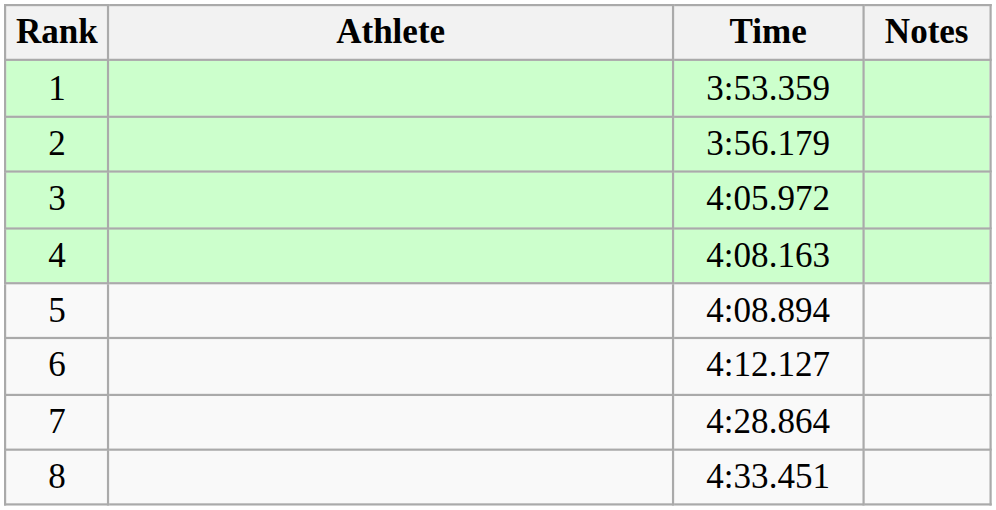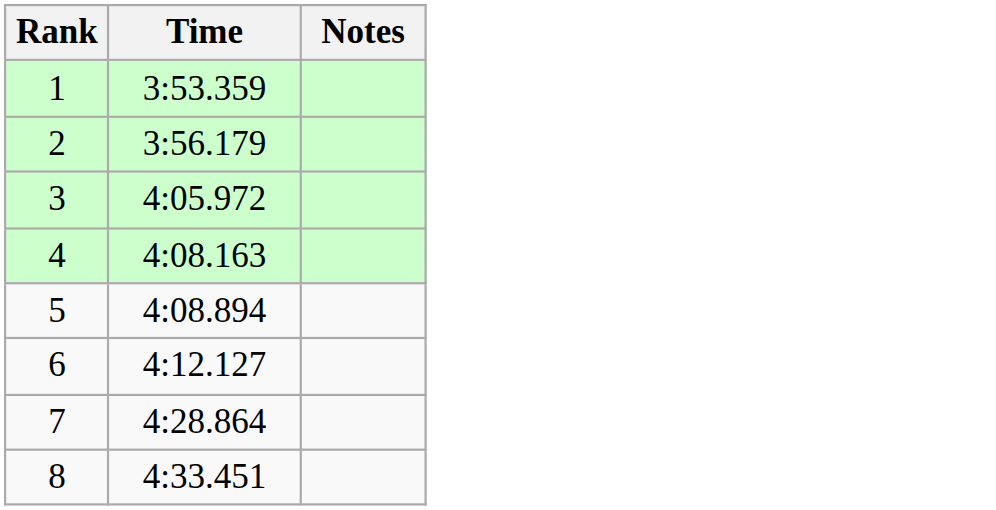- column: (391, 32)
